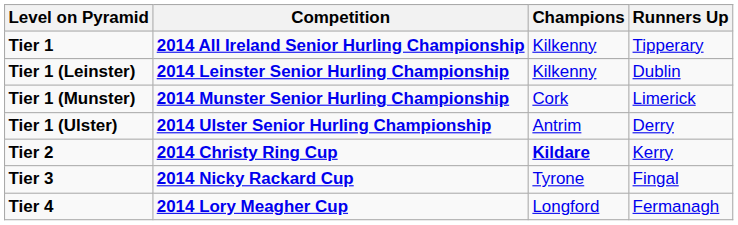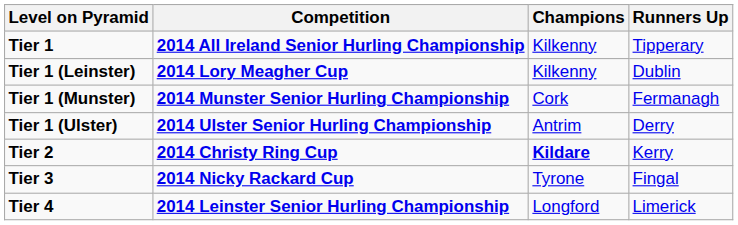(333, 71) 2014 Leinster Senior Hurling Championship -> (252, 71) 2014 Lory Meagher Cup
(664, 98) Limerick -> (676, 98) Fermanagh
(252, 206) 2014 Lory Meagher Cup -> (333, 206) 2014 Leinster Senior Hurling Championship
(676, 206) Fermanagh -> (664, 206) Limerick
